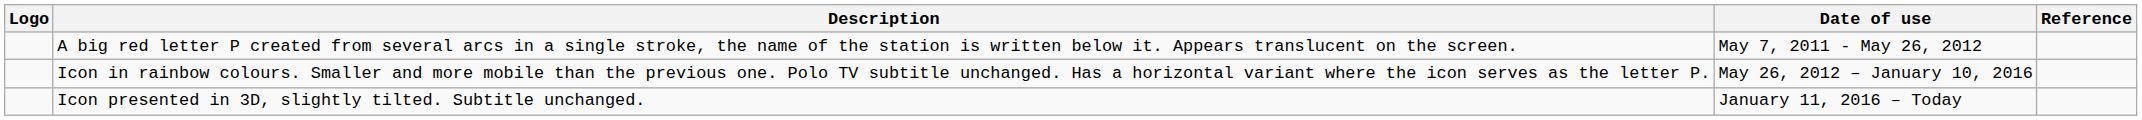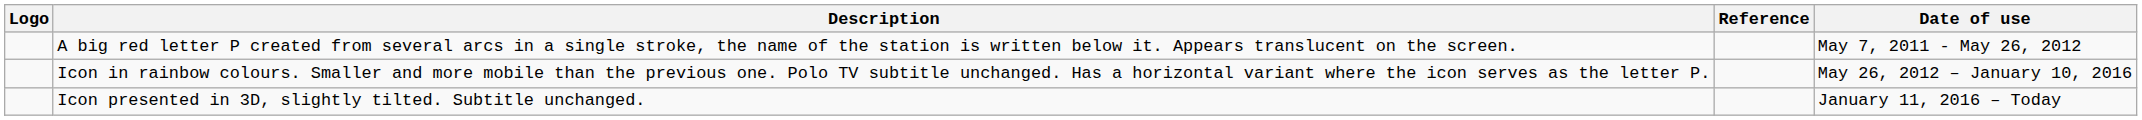columns swapped: (1876, 18) <-> (2087, 18)
